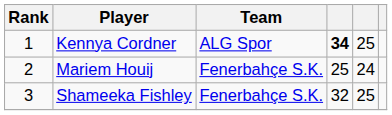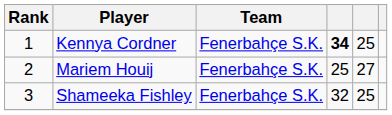(236, 43) ALG Spor -> (261, 43) Fenerbahçe S.K.
(366, 69) 24 -> (366, 69) 27
